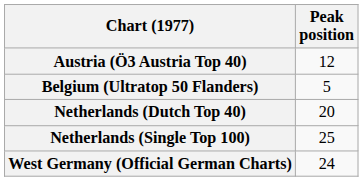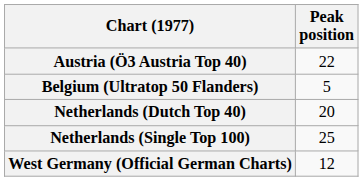(327, 61) 12 -> (327, 61) 22
(327, 163) 24 -> (327, 163) 12
